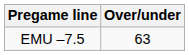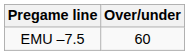(142, 38) 63 -> (142, 38) 60
